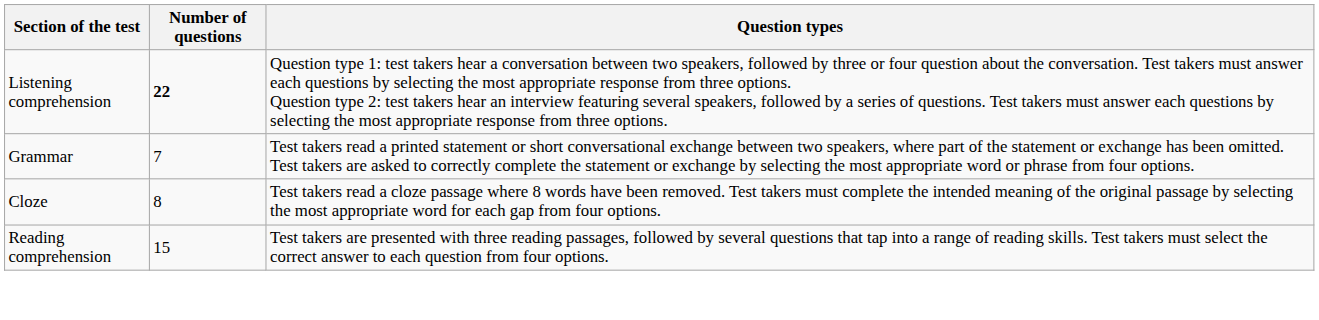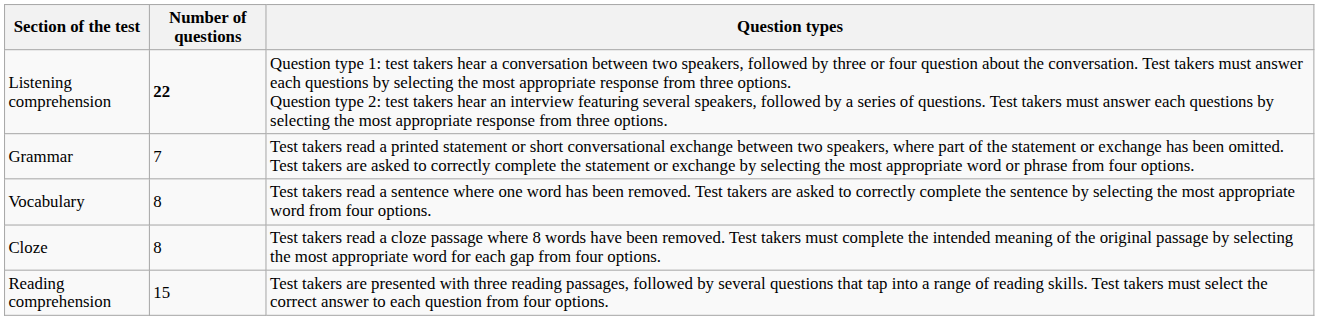+ row: (47, 201)
